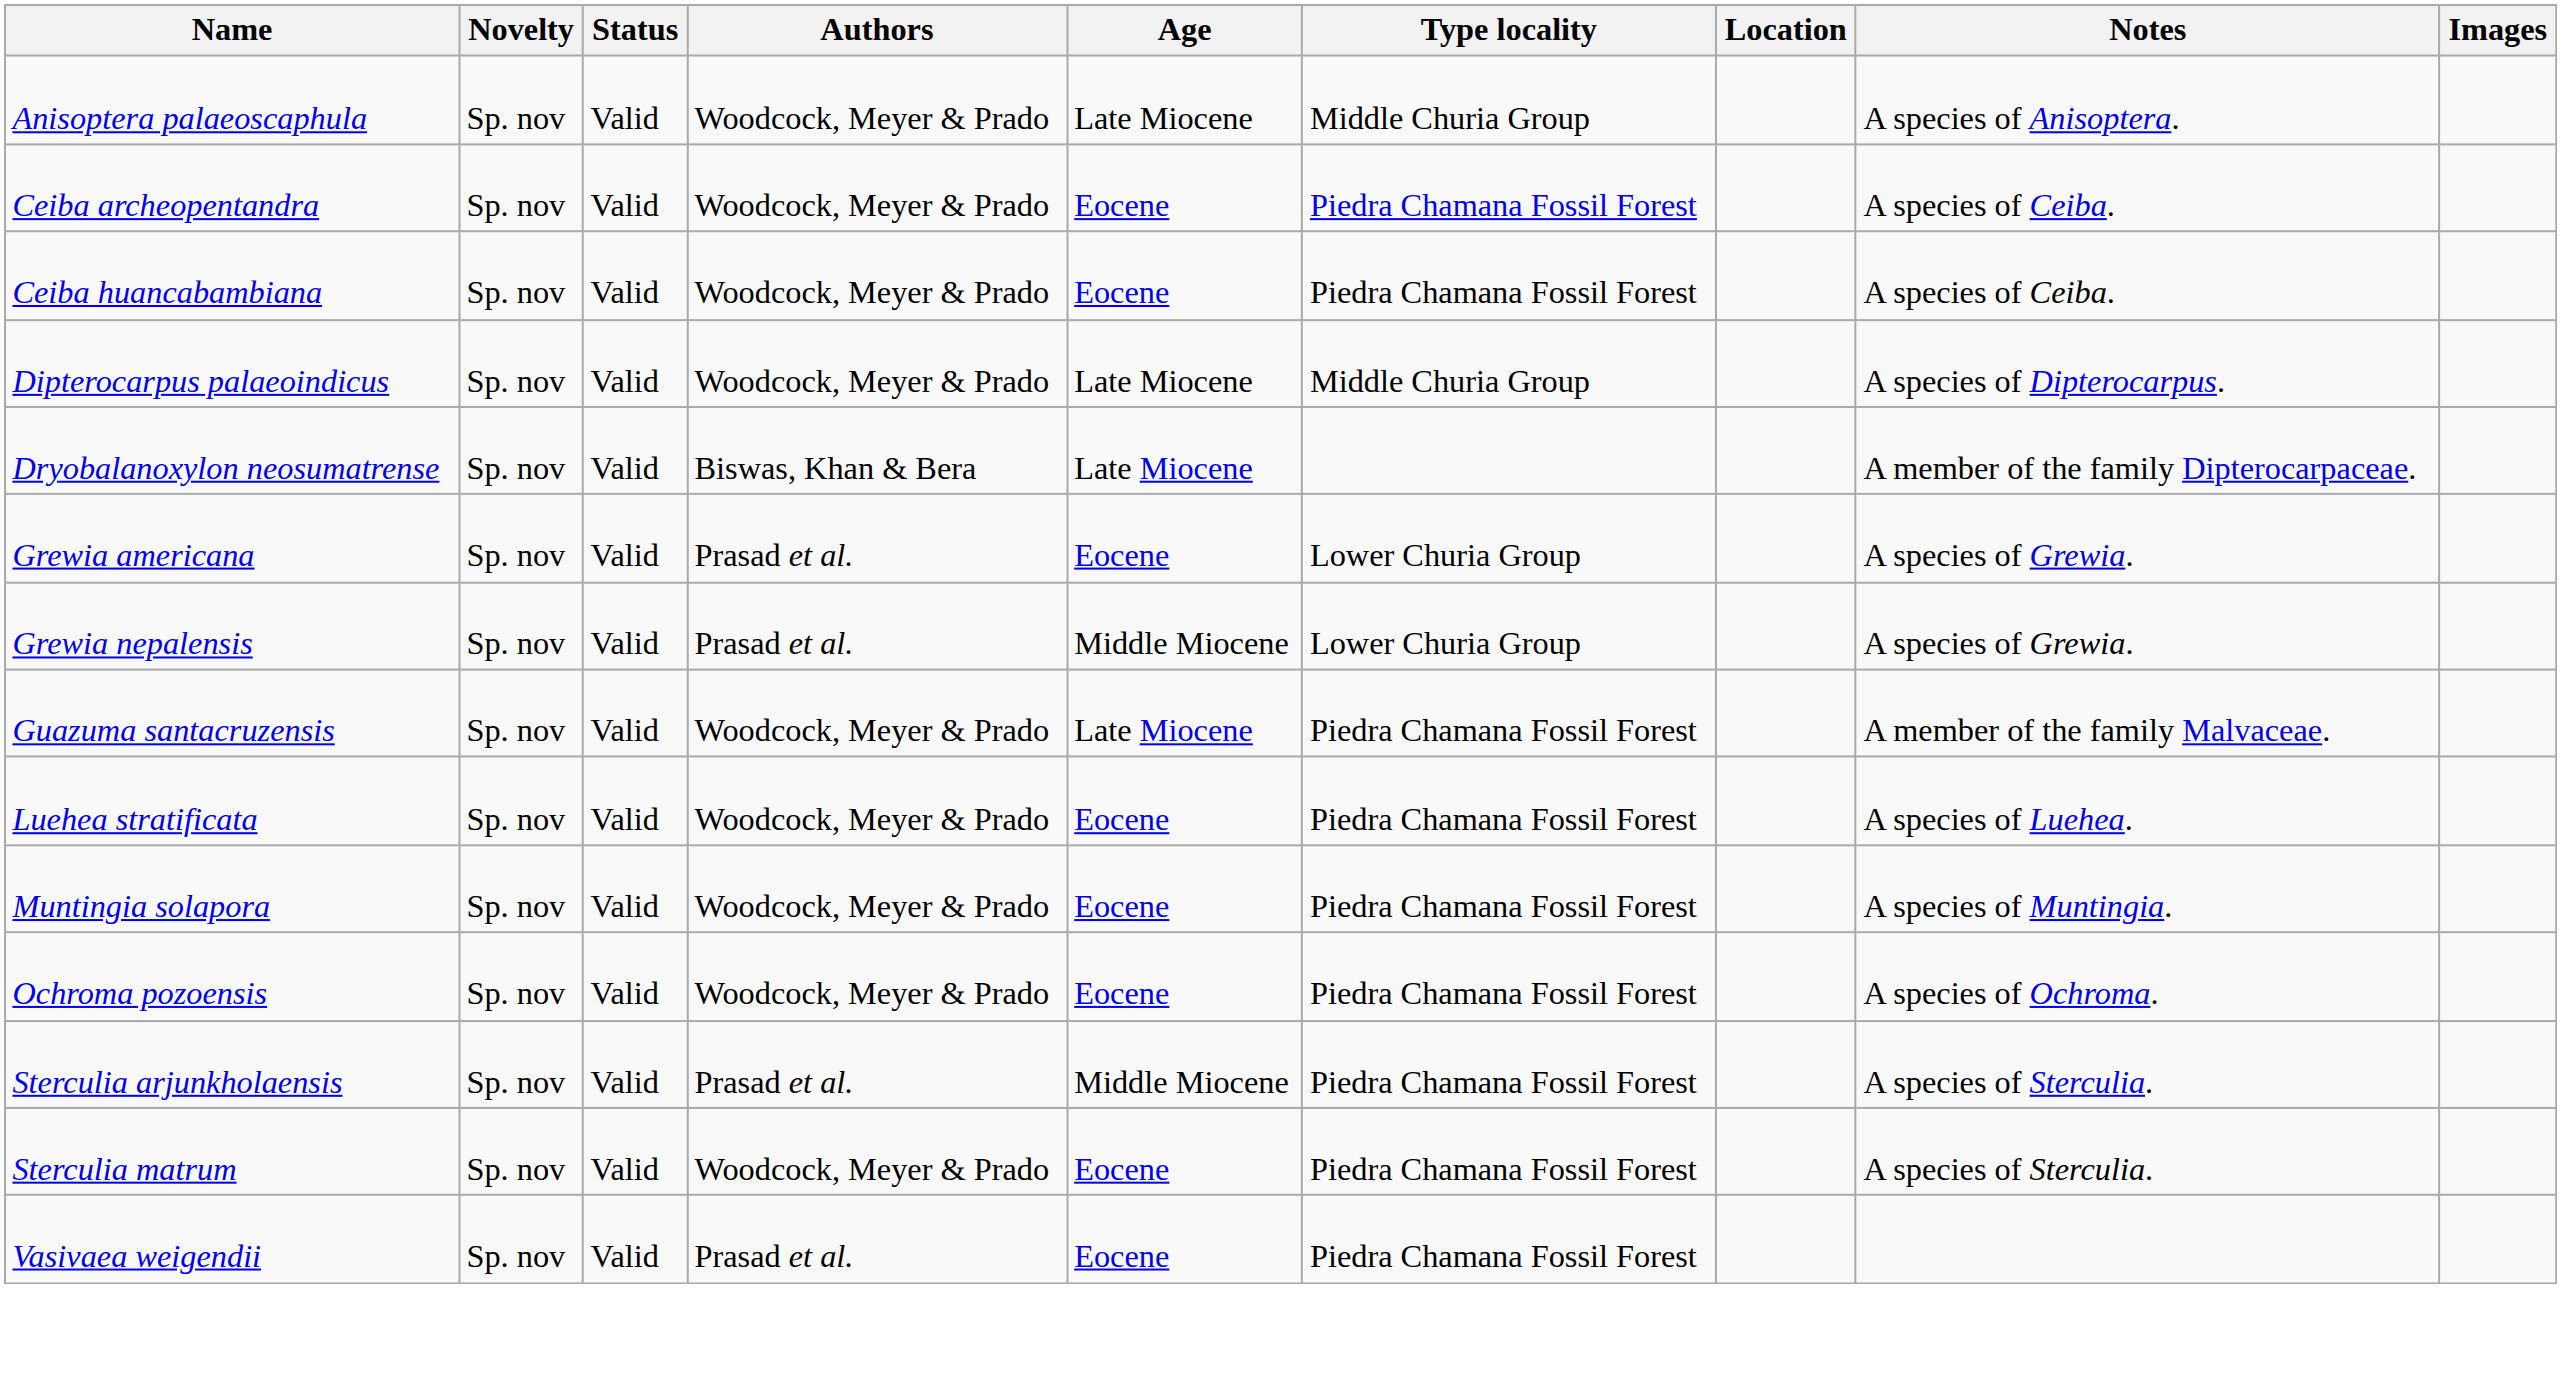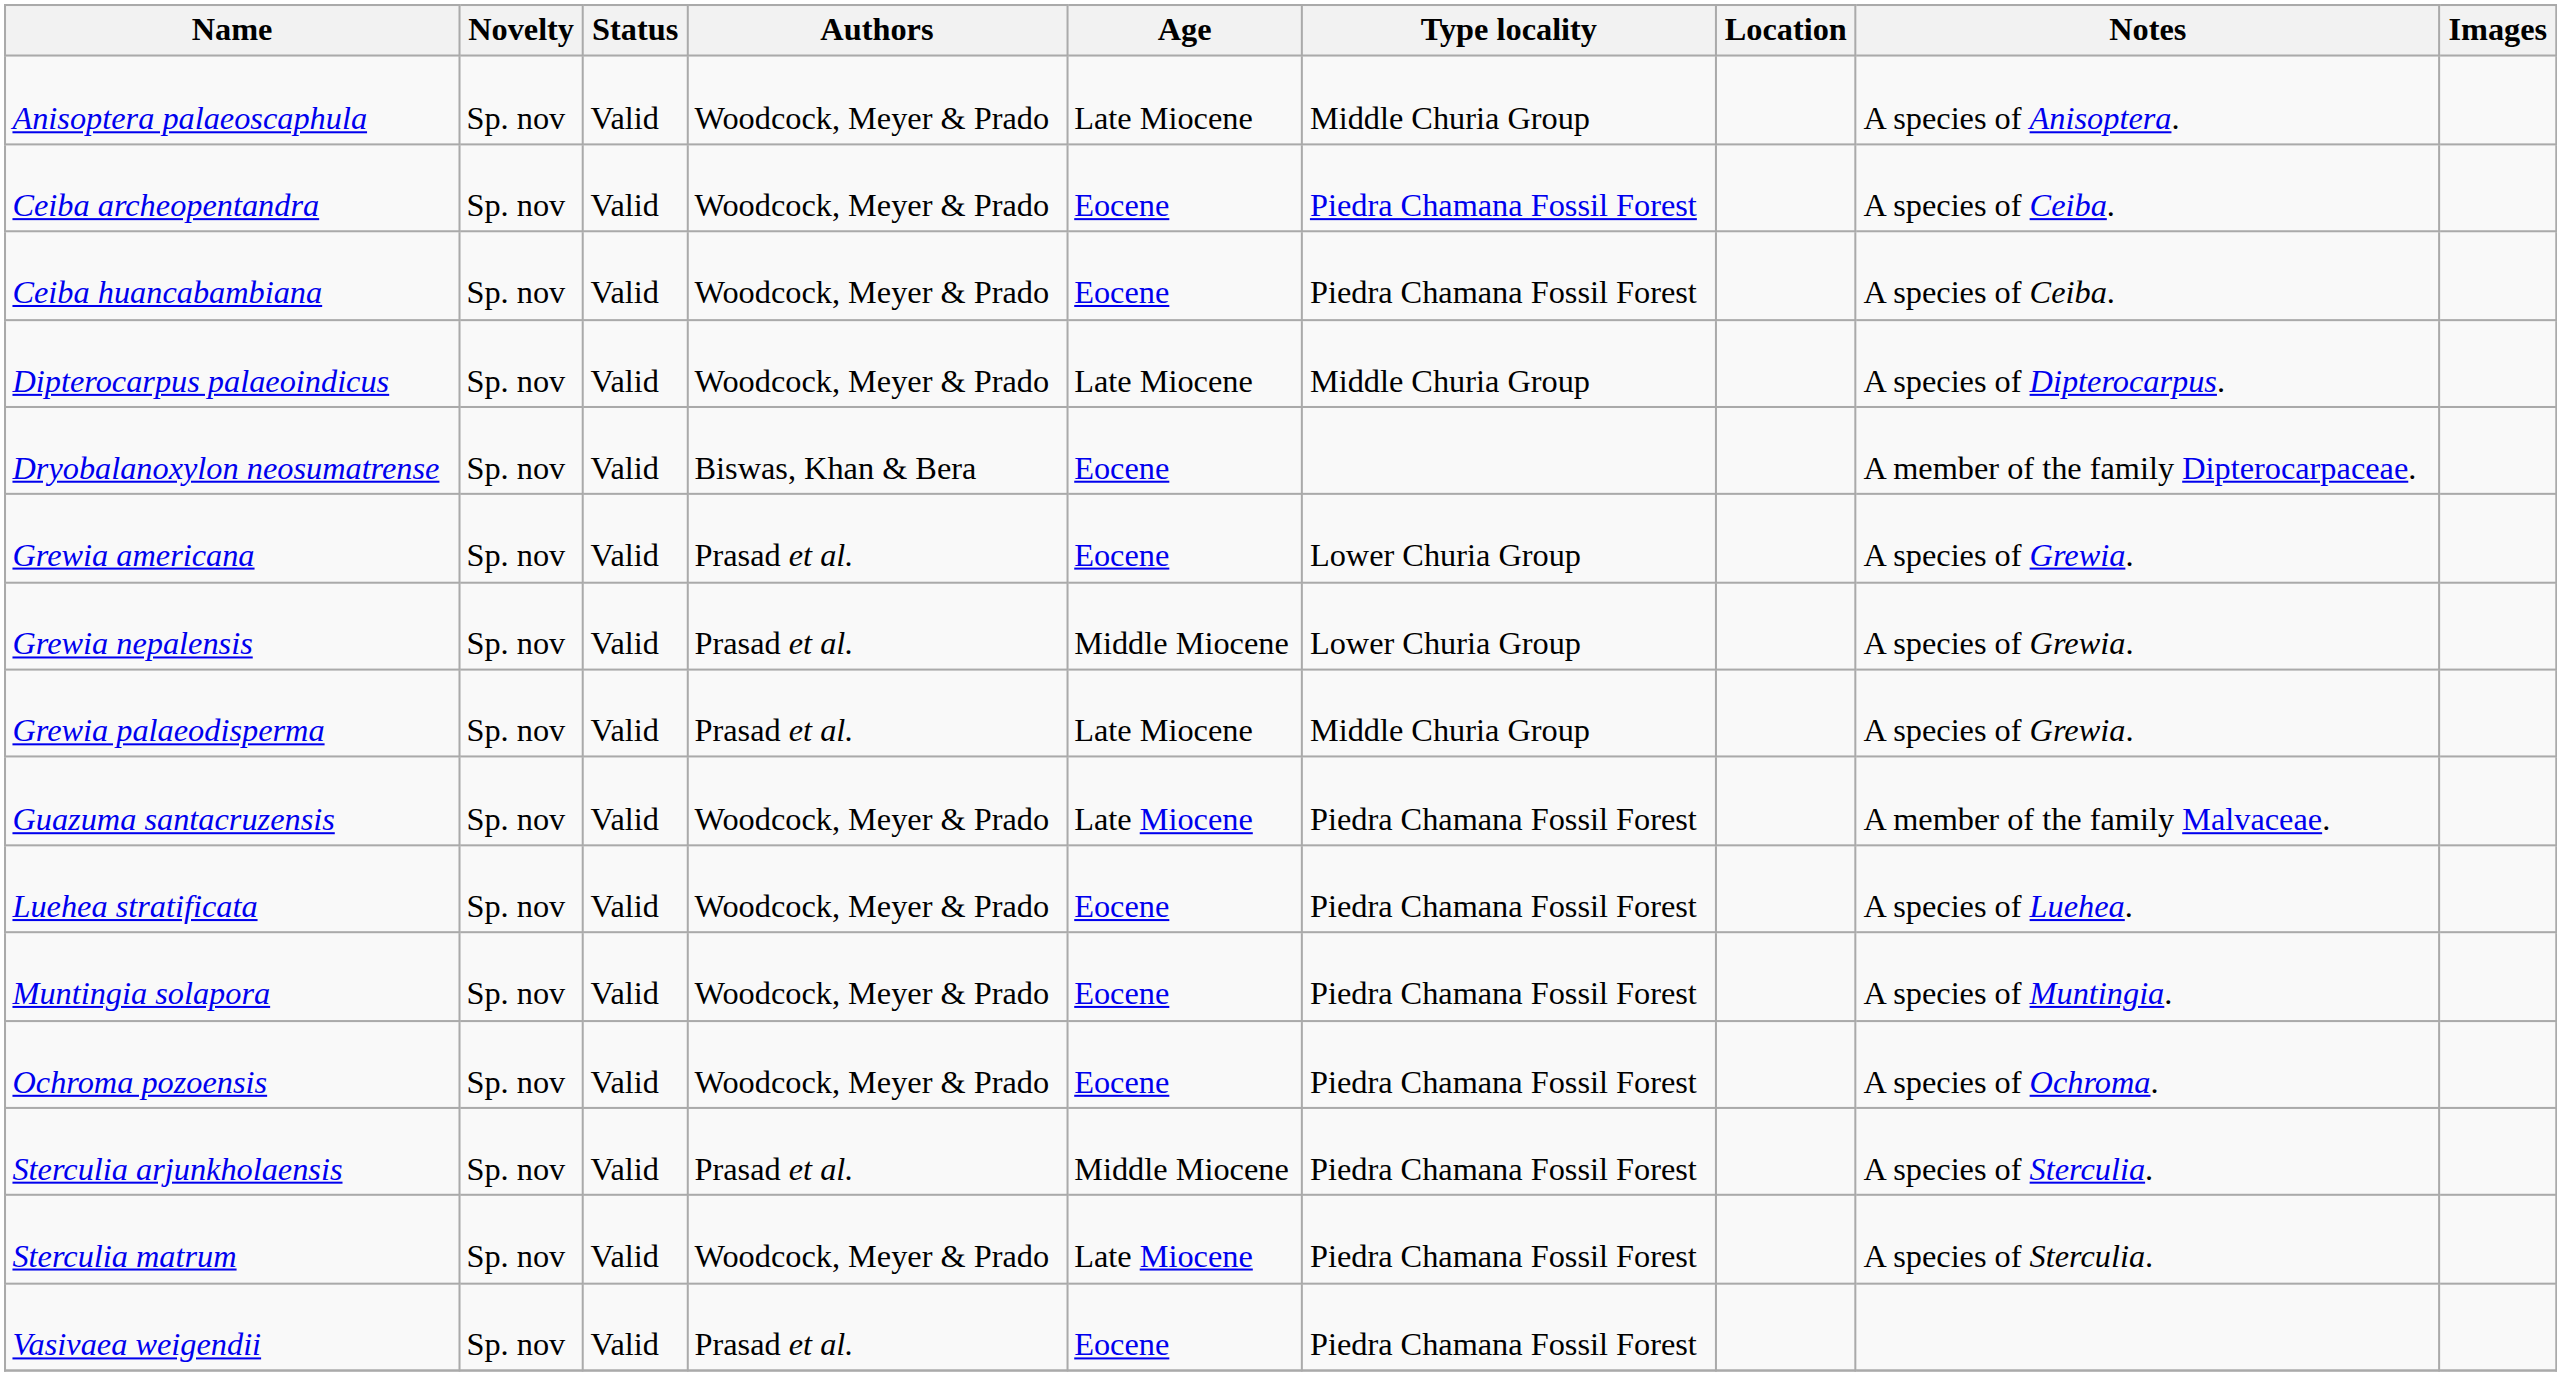(1164, 468) Late Miocene -> (1122, 468) Eocene
+ row: (169, 731)
(1122, 1169) Eocene -> (1164, 1256) Late Miocene
